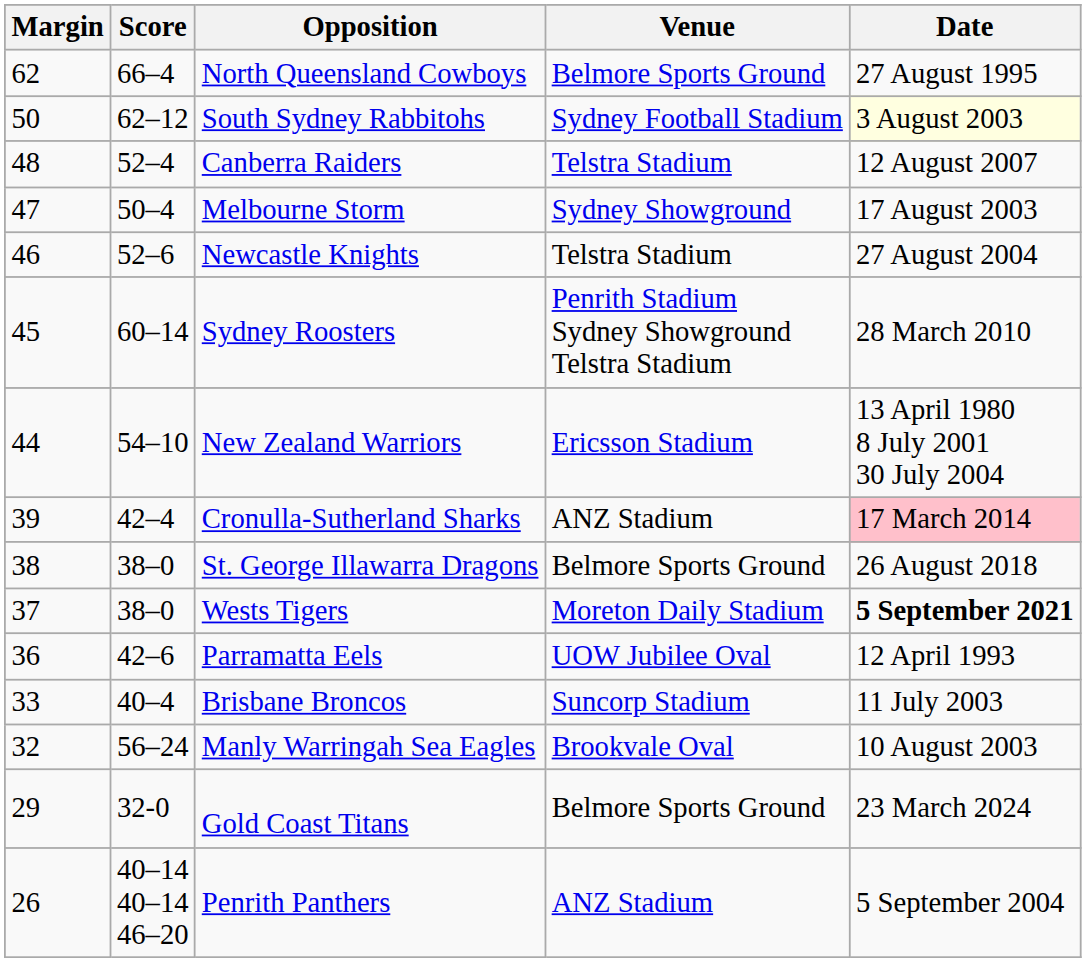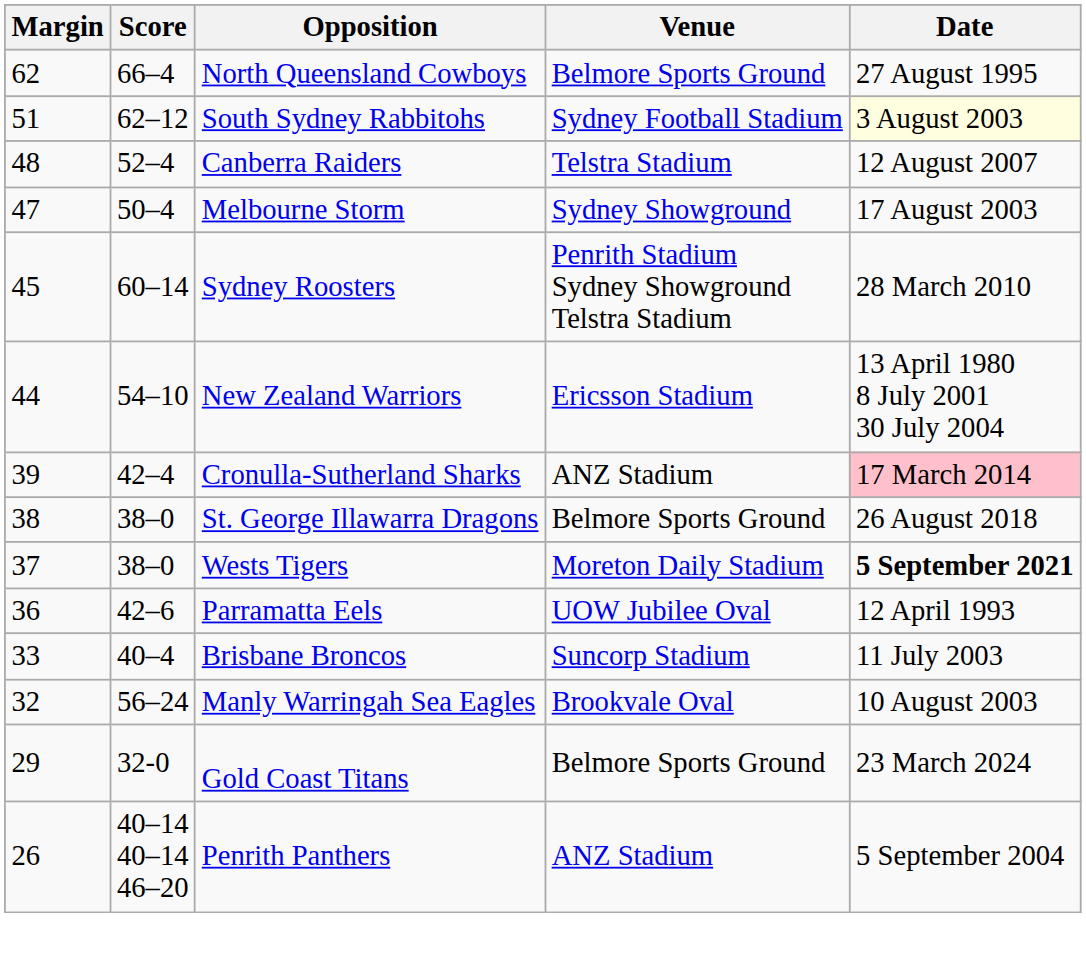(26, 118) 50 -> (26, 118) 51
- row: (310, 254)
